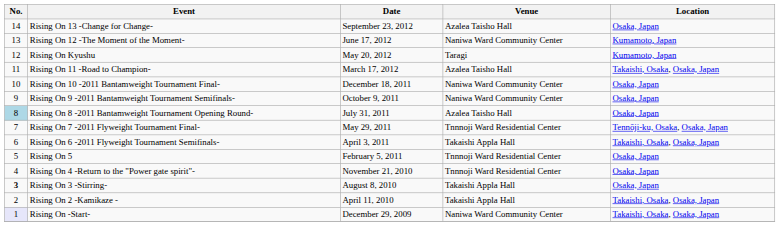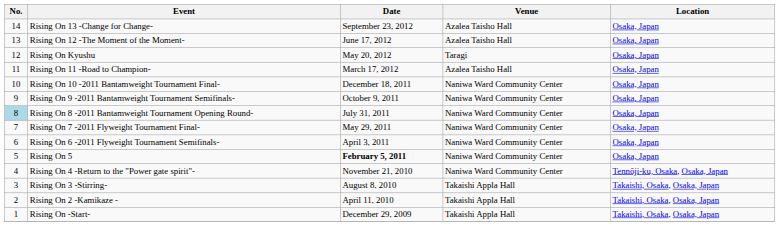(504, 40) Naniwa Ward Community Center -> (478, 40) Azalea Taisho Hall
(644, 40) Kumamoto, Japan -> (636, 40) Osaka, Japan
(644, 55) Kumamoto, Japan -> (636, 55) Osaka, Japan
(666, 69) Takaishi, Osaka, Osaka, Japan -> (636, 69) Osaka, Japan
(478, 113) Azalea Taisho Hall -> (504, 113) Naniwa Ward Community Center
(503, 127) Tnnnoji Ward Residential Center -> (504, 127) Naniwa Ward Community Center
(670, 127) Tennōji-ku, Osaka, Osaka, Japan -> (636, 127) Osaka, Japan
(480, 142) Takaishi Appla Hall -> (504, 142) Naniwa Ward Community Center
(666, 142) Takaishi, Osaka, Osaka, Japan -> (636, 142) Osaka, Japan
(372, 156) normal -> (374, 156) bold
(503, 156) Tnnnoji Ward Residential Center -> (504, 156) Naniwa Ward Community Center
(503, 171) Tnnnoji Ward Residential Center -> (504, 171) Naniwa Ward Community Center
(636, 171) Osaka, Japan -> (670, 171) Tennōji-ku, Osaka, Osaka, Japan
(16, 185) bold -> (16, 185) normal
(636, 185) Osaka, Japan -> (666, 185) Takaishi, Osaka, Osaka, Japan
(16, 214) lavender background -> (16, 214) no background
(504, 214) Naniwa Ward Community Center -> (480, 214) Takaishi Appla Hall
